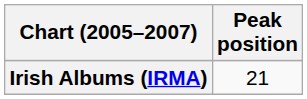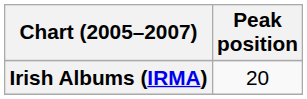(257, 77) 21 -> (257, 77) 20
